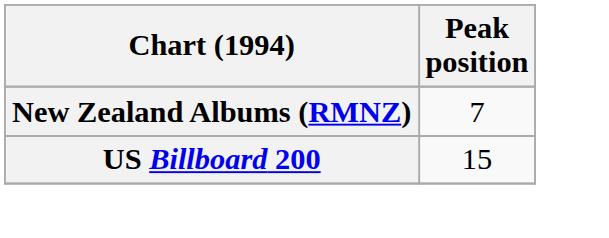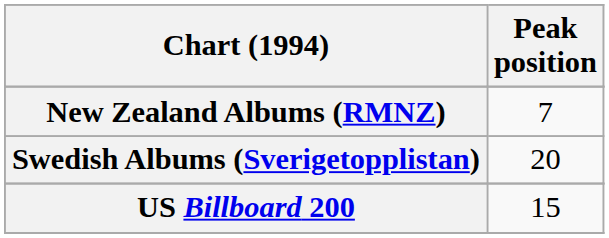+ row: (246, 159)
